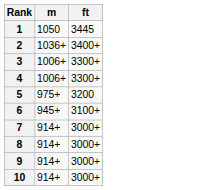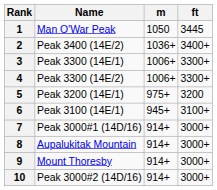+ column: (89, 12)
